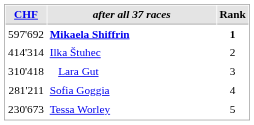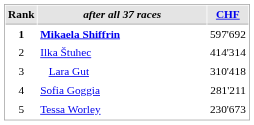columns swapped: (233, 14) <-> (26, 14)
